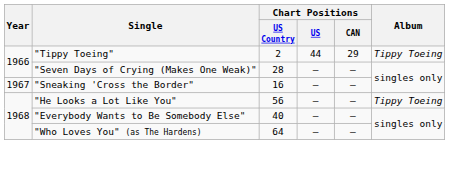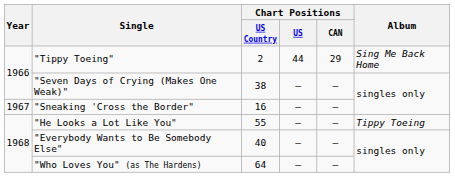(408, 54) Tippy Toeing -> (391, 59) Sing Me Back Home
(278, 69) 28 -> (260, 86) 38
(278, 100) 56 -> (260, 122) 55
